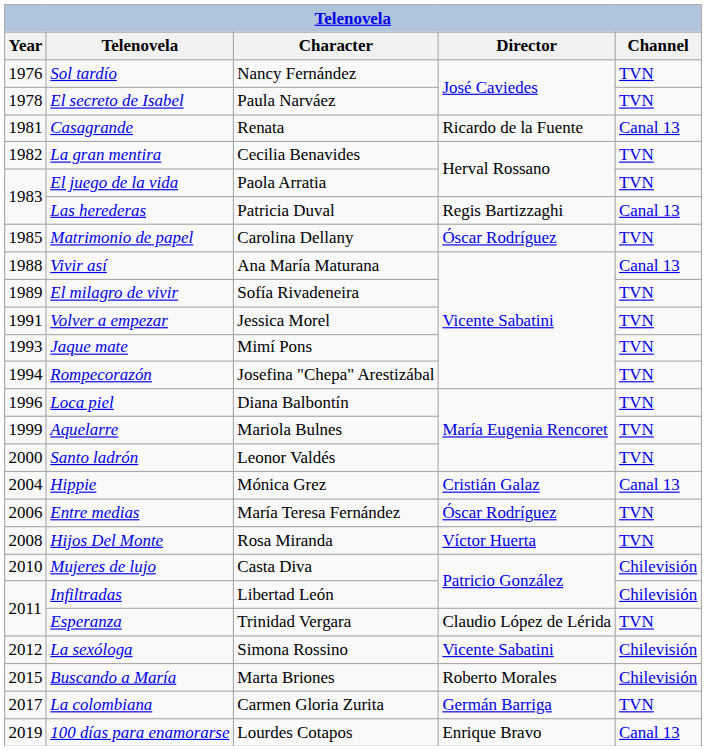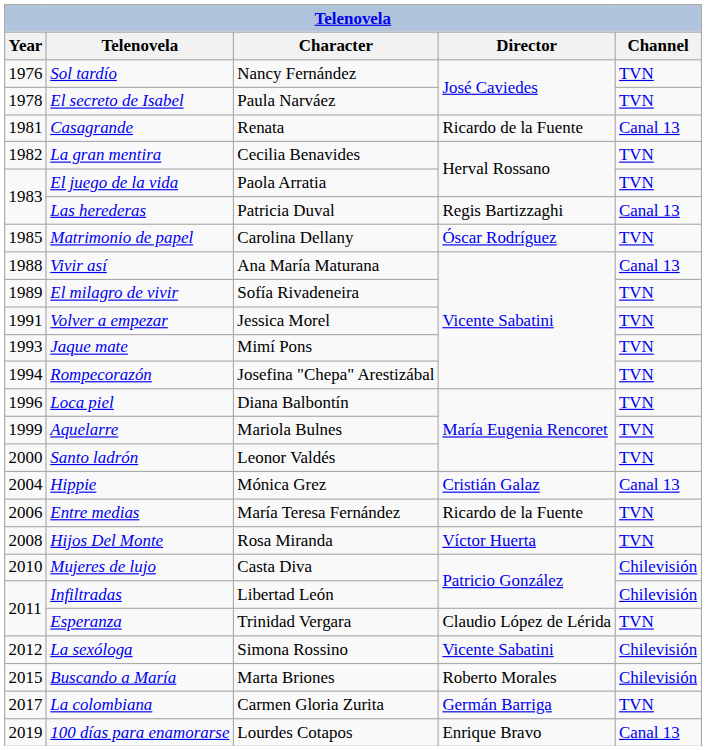(499, 512) Óscar Rodríguez -> (513, 512) Ricardo de la Fuente
